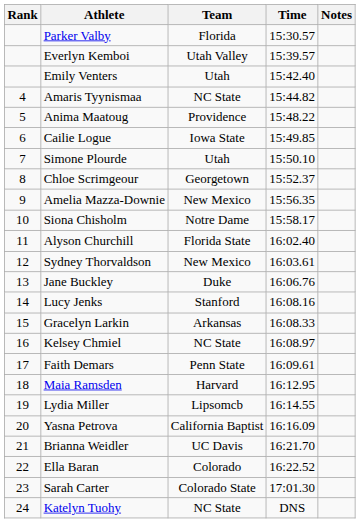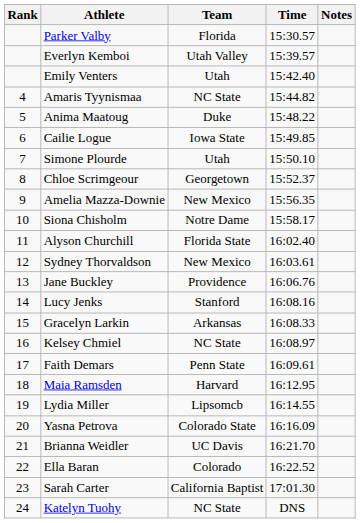(217, 117) Providence -> (217, 117) Duke
(217, 281) Duke -> (217, 281) Providence
(217, 425) California Baptist -> (217, 425) Colorado State
(217, 487) Colorado State -> (217, 487) California Baptist
